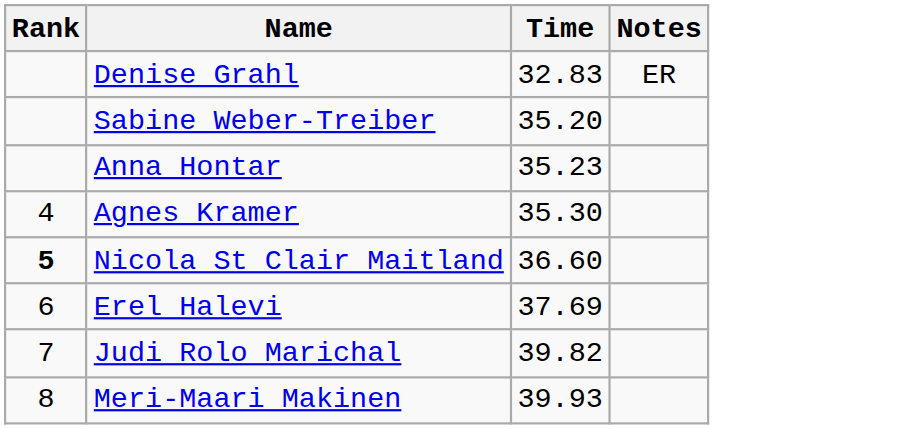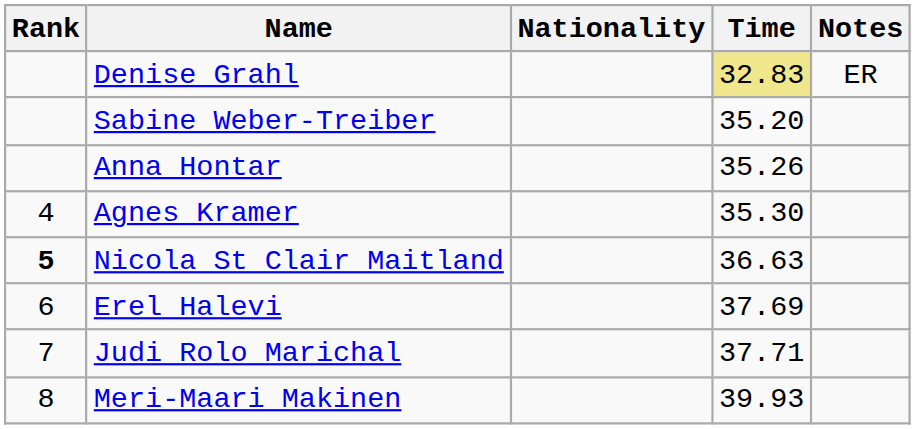+ column: (611, 28)
(560, 75) no background -> (762, 75) khaki background
(560, 167) 35.23 -> (762, 167) 35.26
(560, 260) 36.60 -> (762, 260) 36.63
(560, 353) 39.82 -> (762, 353) 37.71
